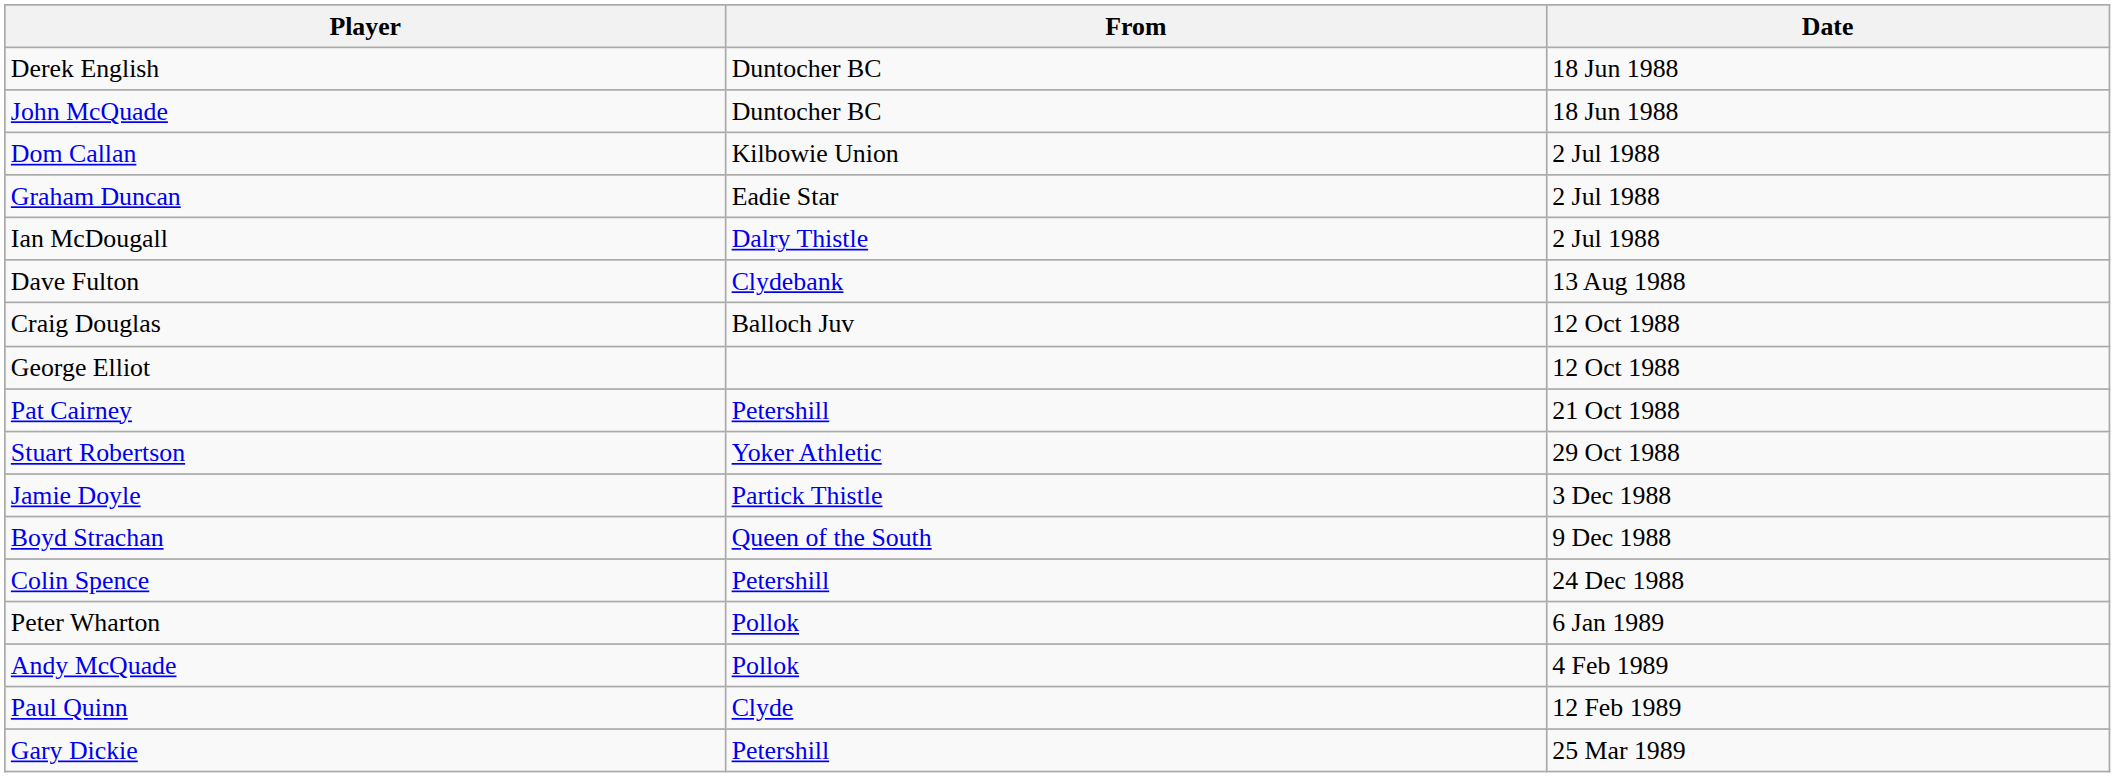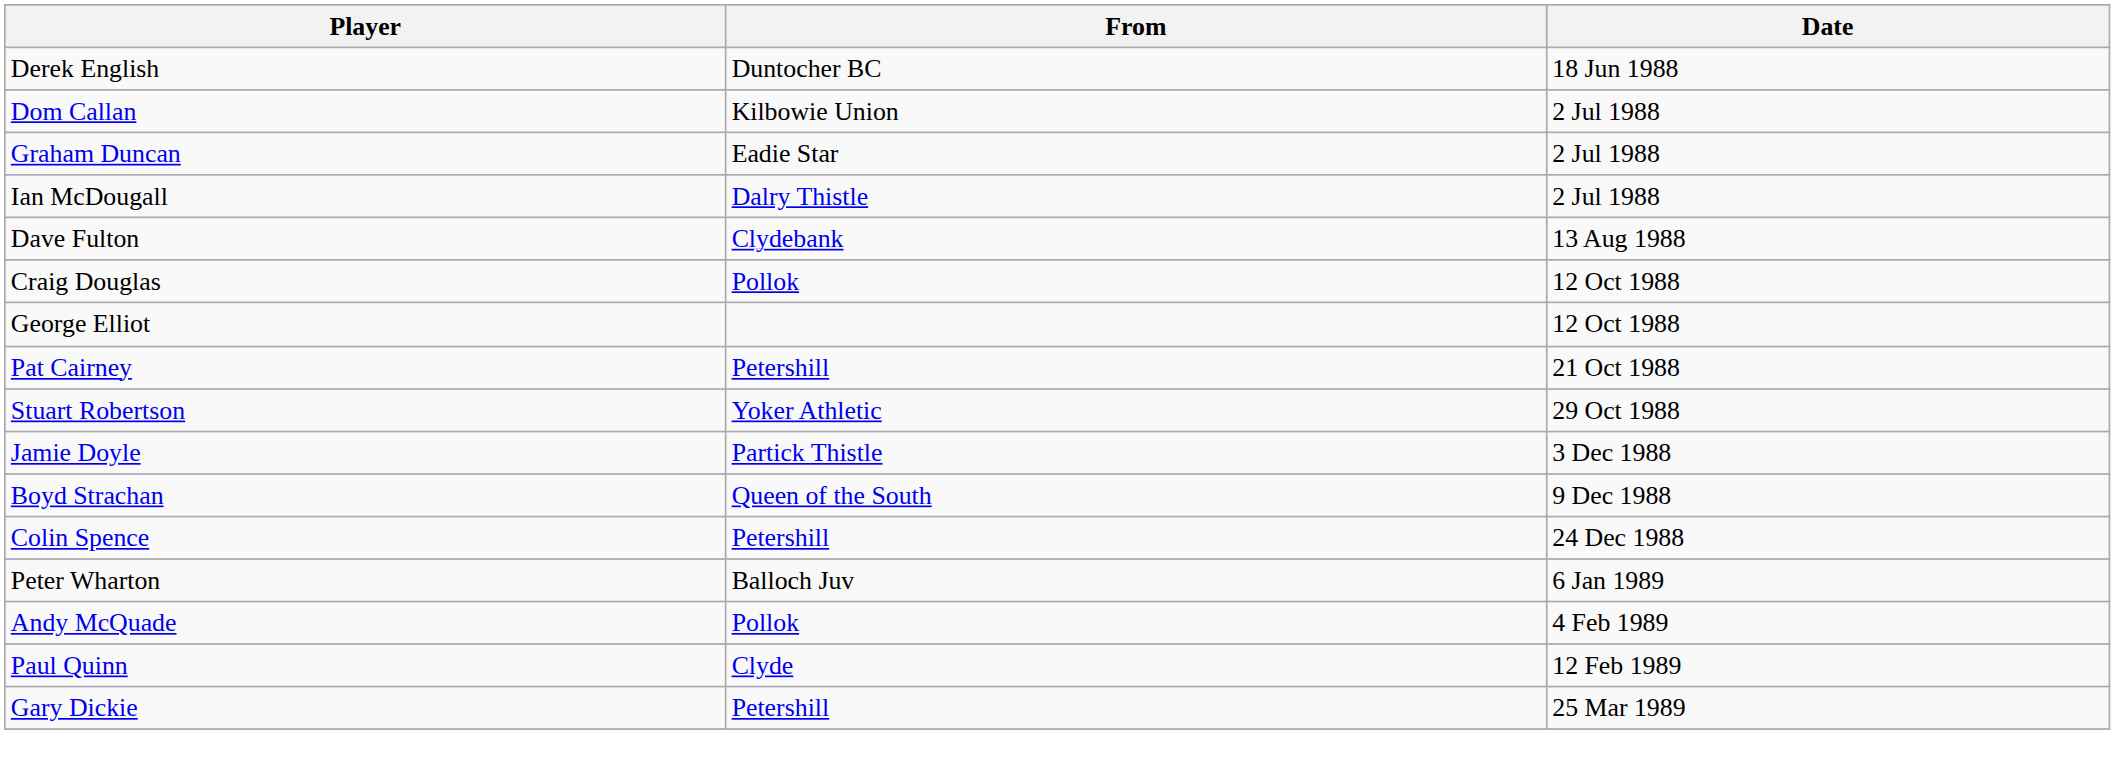- row: (89, 111)
(793, 324) Balloch Juv -> (765, 281) Pollok
(765, 622) Pollok -> (793, 579) Balloch Juv
